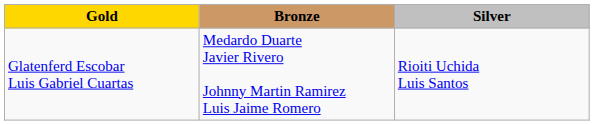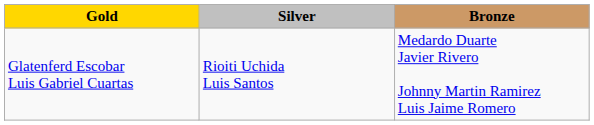columns swapped: (492, 16) <-> (297, 16)
